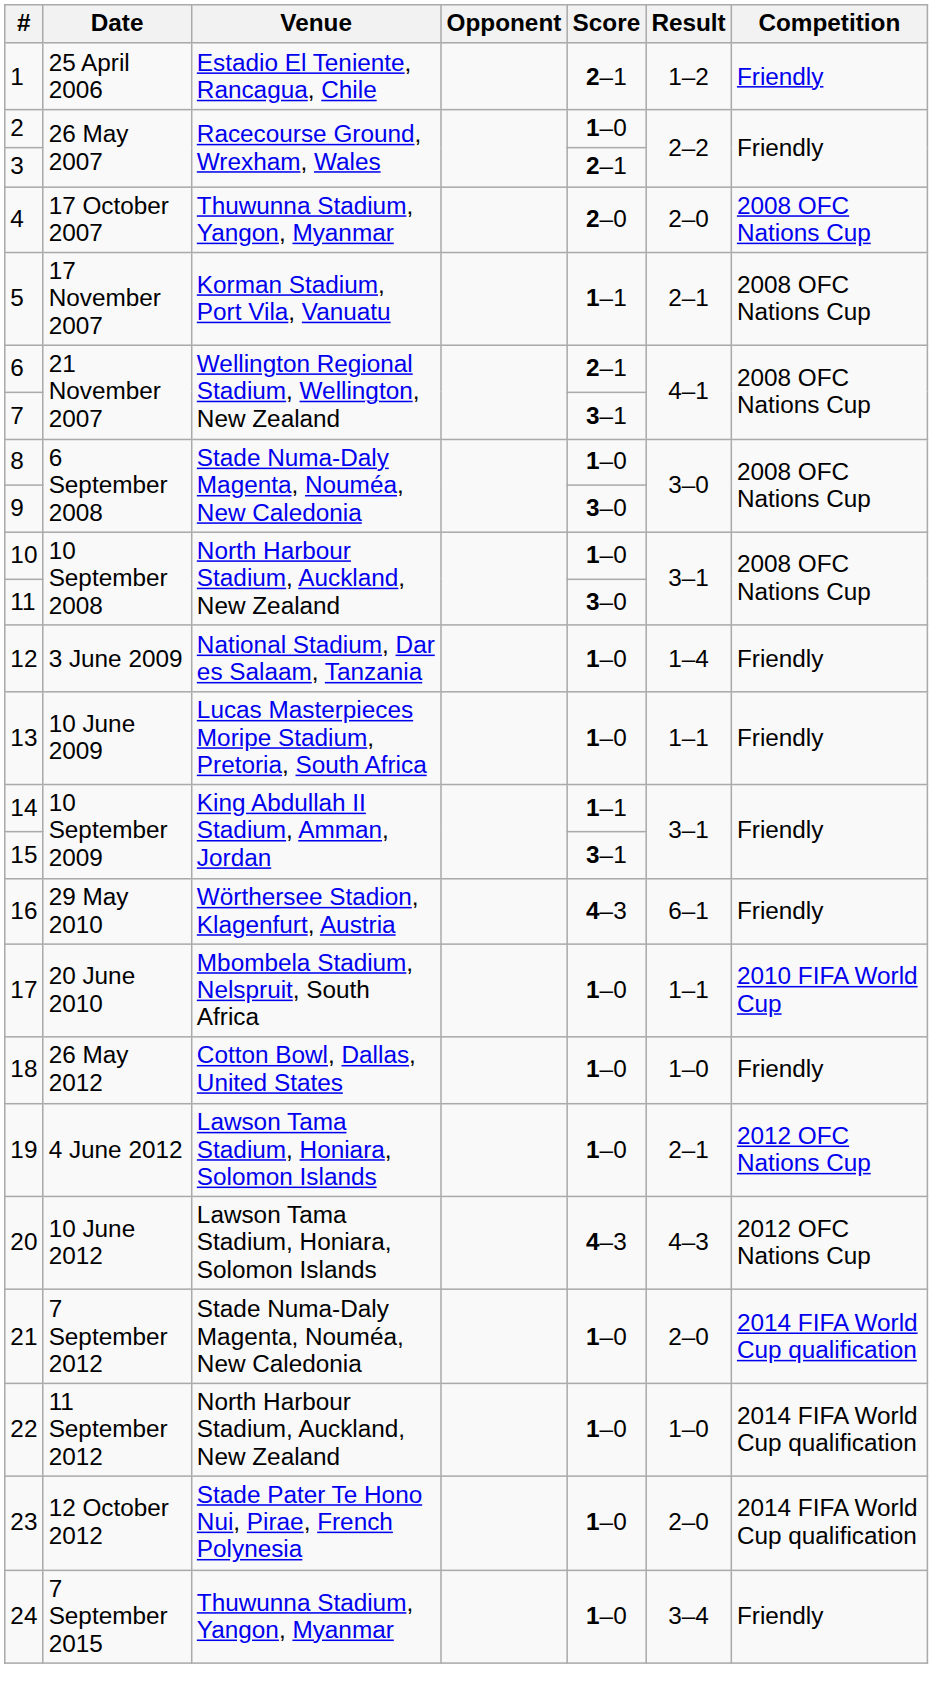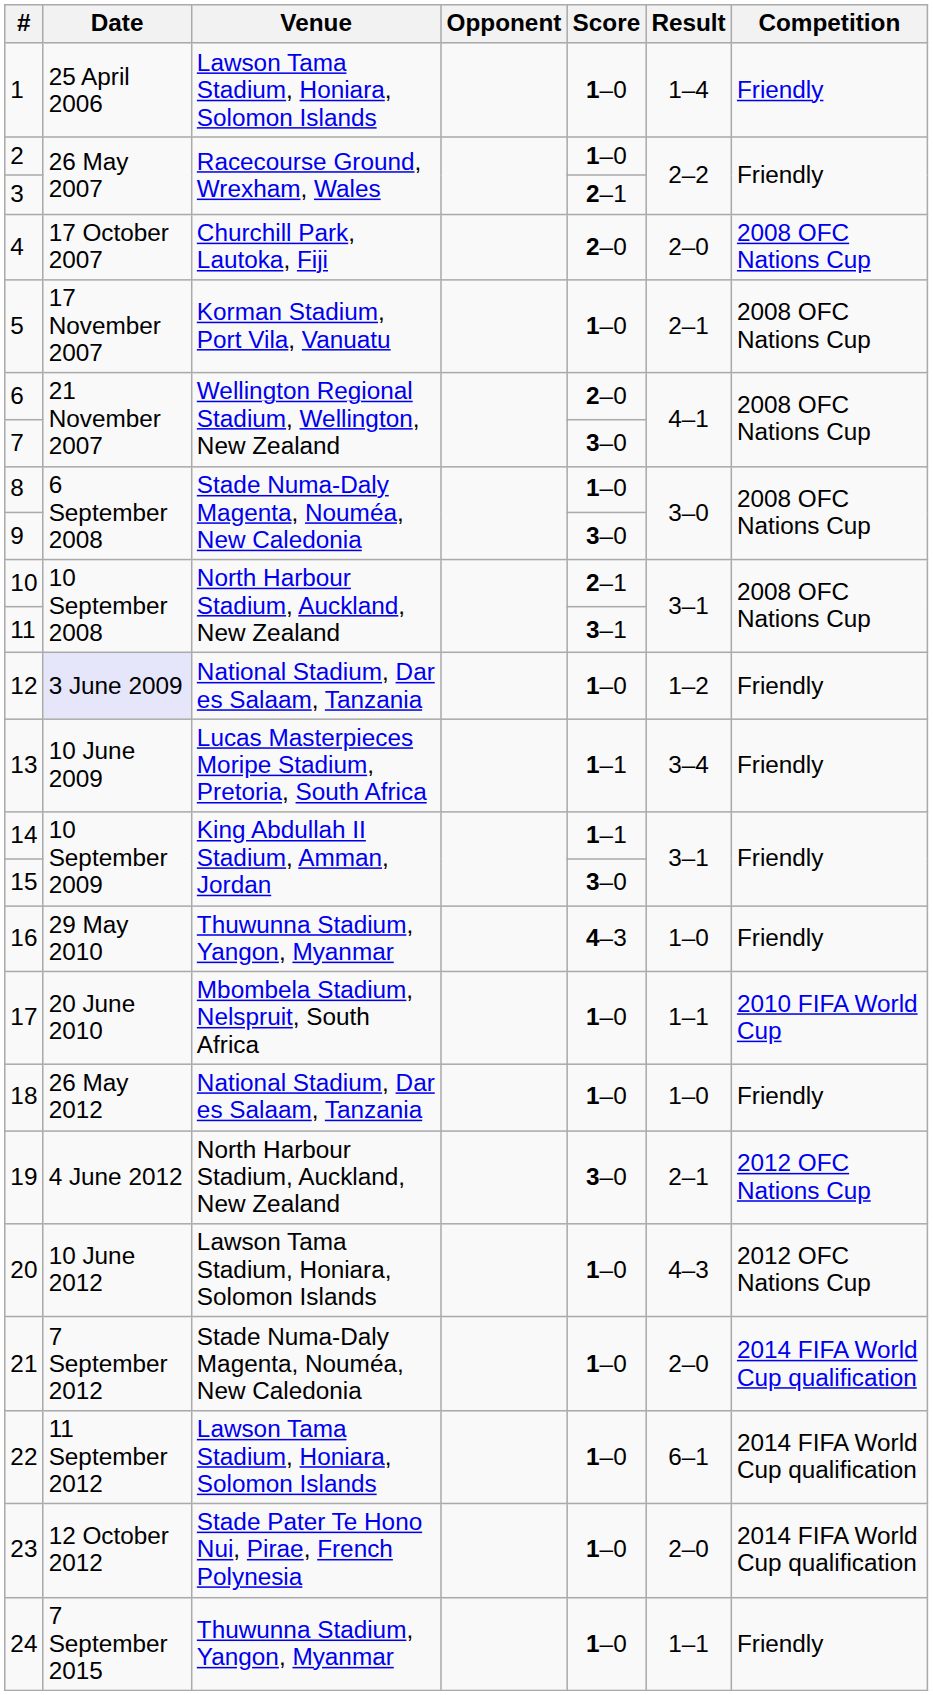(304, 76) Estadio El Teniente, Rancagua, Chile -> (294, 89) Lawson Tama Stadium, Honiara, Solomon Islands
(606, 76) 2–1 -> (606, 89) 1–0
(689, 76) 1–2 -> (689, 89) 1–4
(305, 219) Thuwunna Stadium, Yangon, Myanmar -> (276, 246) Churchill Park, Lautoka, Fiji
(606, 298) 1–1 -> (606, 326) 1–0
(606, 368) 2–1 -> (606, 396) 2–0
(606, 415) 3–1 -> (606, 442) 3–0
(606, 555) 1–0 -> (606, 582) 2–1
(606, 601) 3–0 -> (606, 629) 3–1
(116, 658) no background -> (116, 685) lavender background
(689, 658) 1–4 -> (689, 685) 1–2
(606, 737) 1–0 -> (606, 765) 1–1
(689, 737) 1–1 -> (689, 765) 3–4
(606, 854) 3–1 -> (606, 881) 3–0
(308, 910) Wörthersee Stadion, Klagenfurt, Austria -> (305, 938) Thuwunna Stadium, Yangon, Myanmar
(689, 910) 6–1 -> (689, 938) 1–0
(306, 1069) Cotton Bowl, Dallas, United States -> (316, 1097) National Stadium, Dar es Salaam, Tanzania
(294, 1149) Lawson Tama Stadium, Honiara, Solomon Islands -> (301, 1176) North Harbour Stadium, Auckland, New Zealand
(606, 1149) 1–0 -> (606, 1176) 3–0
(606, 1242) 4–3 -> (606, 1270) 1–0
(301, 1429) North Harbour Stadium, Auckland, New Zealand -> (294, 1456) Lawson Tama Stadium, Honiara, Solomon Islands
(689, 1429) 1–0 -> (689, 1456) 6–1
(689, 1615) 3–4 -> (689, 1643) 1–1
